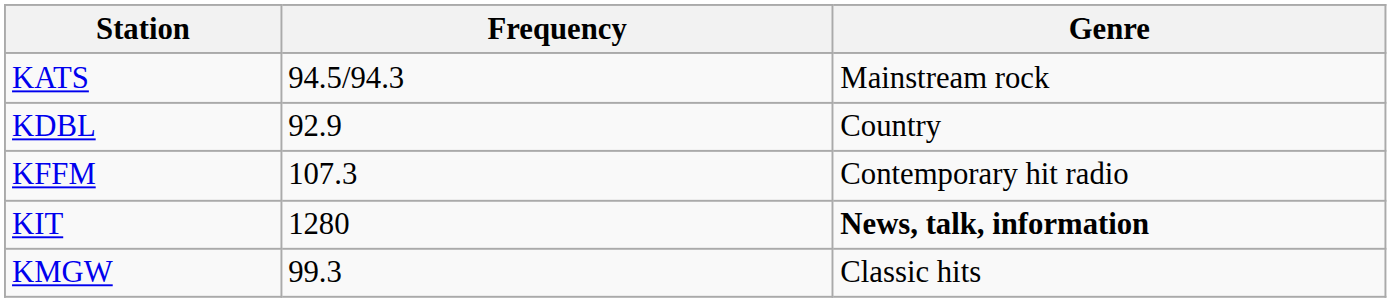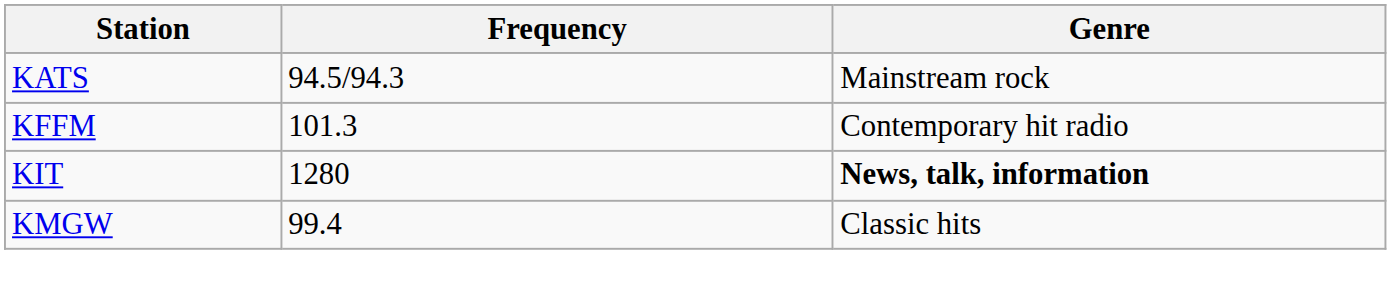- row: (54, 126)
(323, 175) 107.3 -> (323, 126) 101.3
(315, 272) 99.3 -> (315, 223) 99.4
